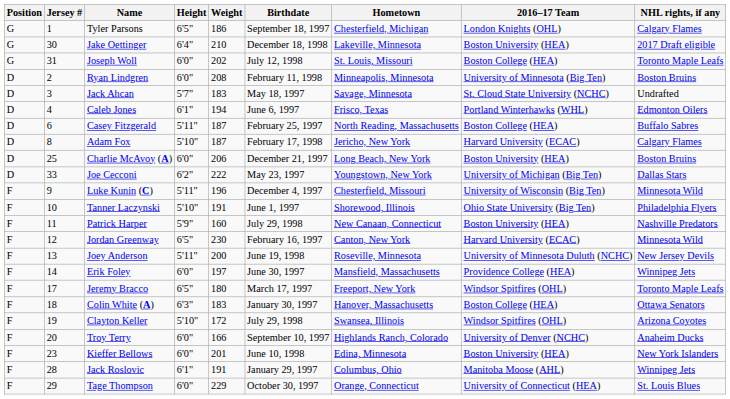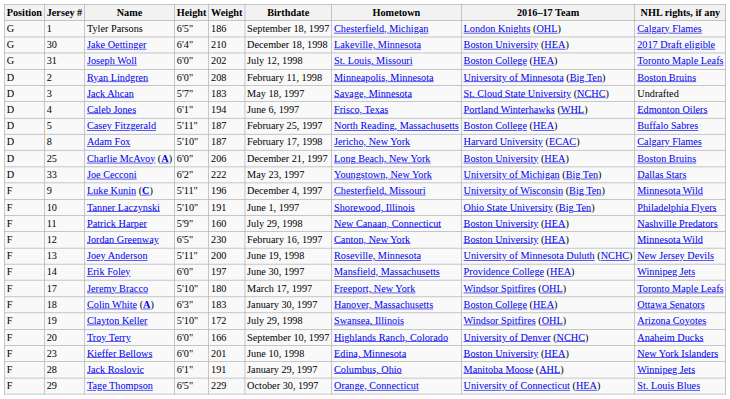(49, 126) 6 -> (49, 126) 5
(522, 239) Harvard University (ECAC) -> (516, 239) Boston University (HEA)
(185, 288) 6'5" -> (187, 288) 5'10"
(185, 386) 6'0" -> (185, 386) 6'5"
